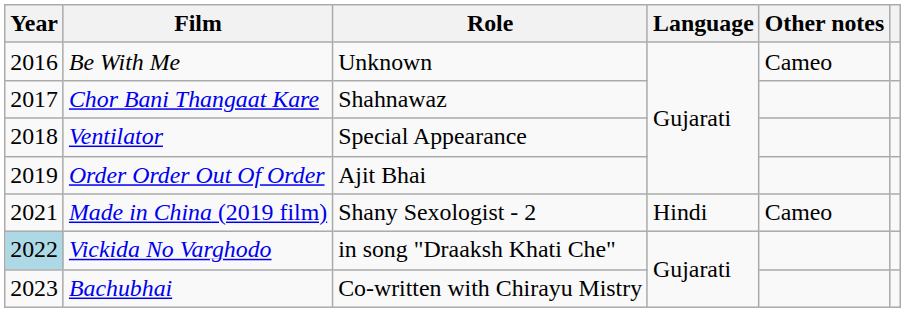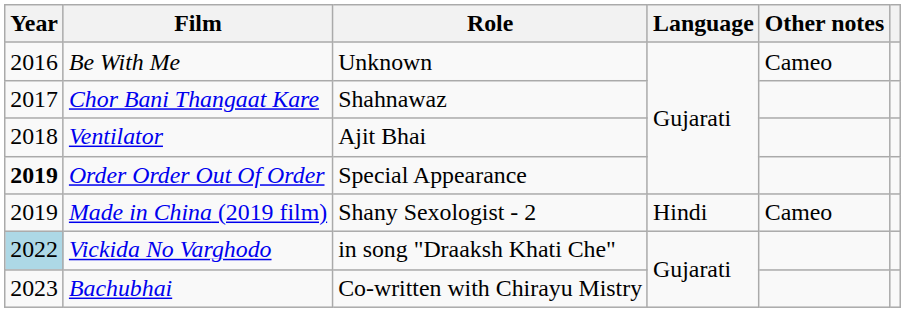(432, 136) Special Appearance -> (382, 136) Ajit Bhai
(34, 174) normal -> (34, 174) bold
(382, 174) Ajit Bhai -> (432, 174) Special Appearance
(34, 212) 2021 -> (34, 212) 2019
